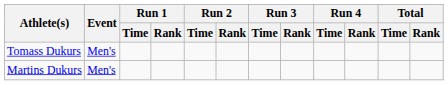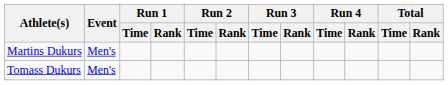rows swapped: (44, 70) <-> (44, 51)
